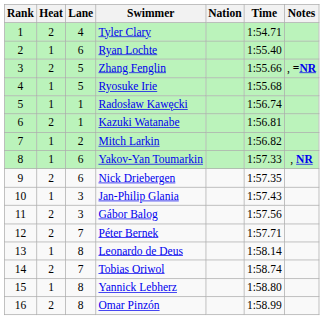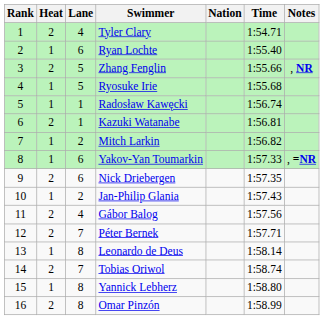(302, 68) , =NR -> (302, 68) , NR
(302, 159) , NR -> (302, 159) , =NR
(81, 196) 3 -> (81, 196) 2
(81, 214) 3 -> (81, 214) 4
